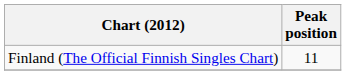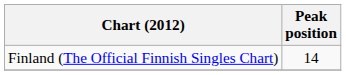(311, 57) 11 -> (311, 57) 14
